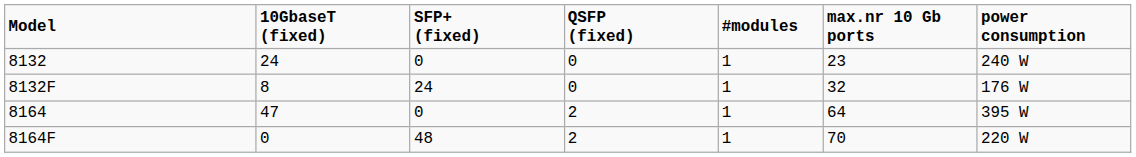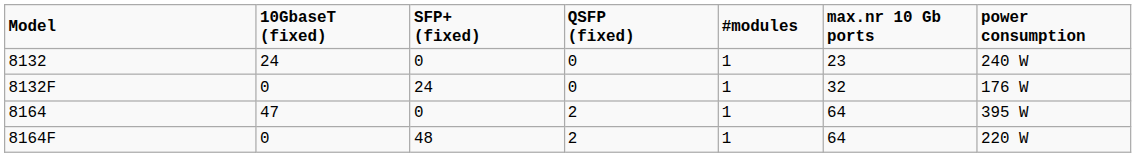(265, 88) 8 -> (265, 88) 0
(836, 139) 70 -> (836, 139) 64
